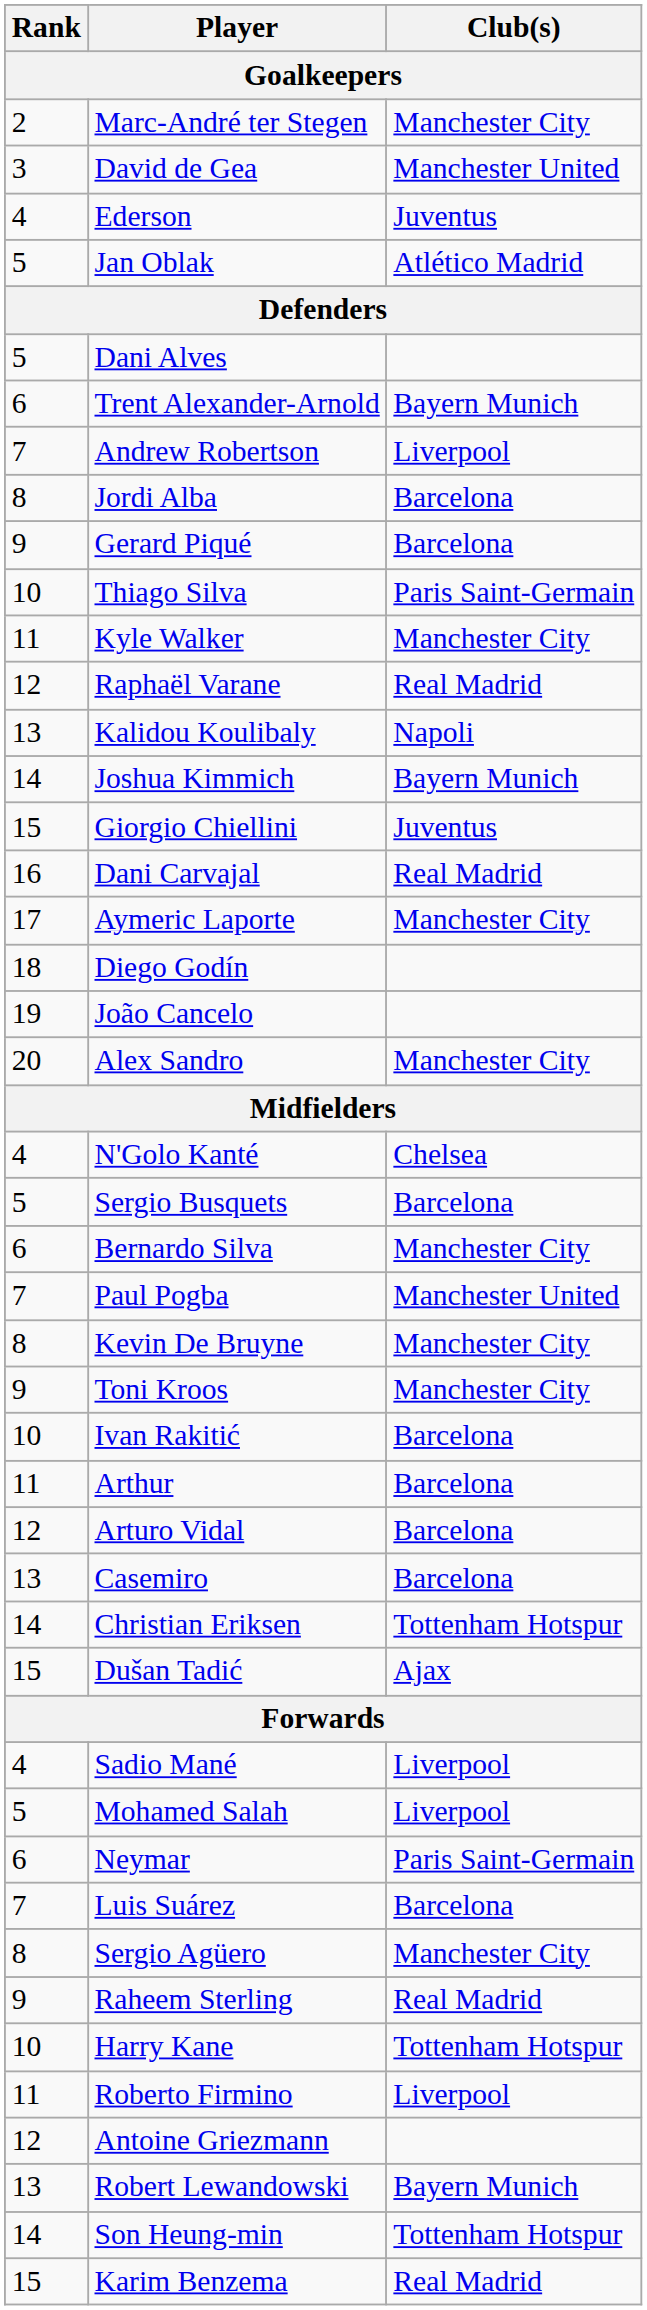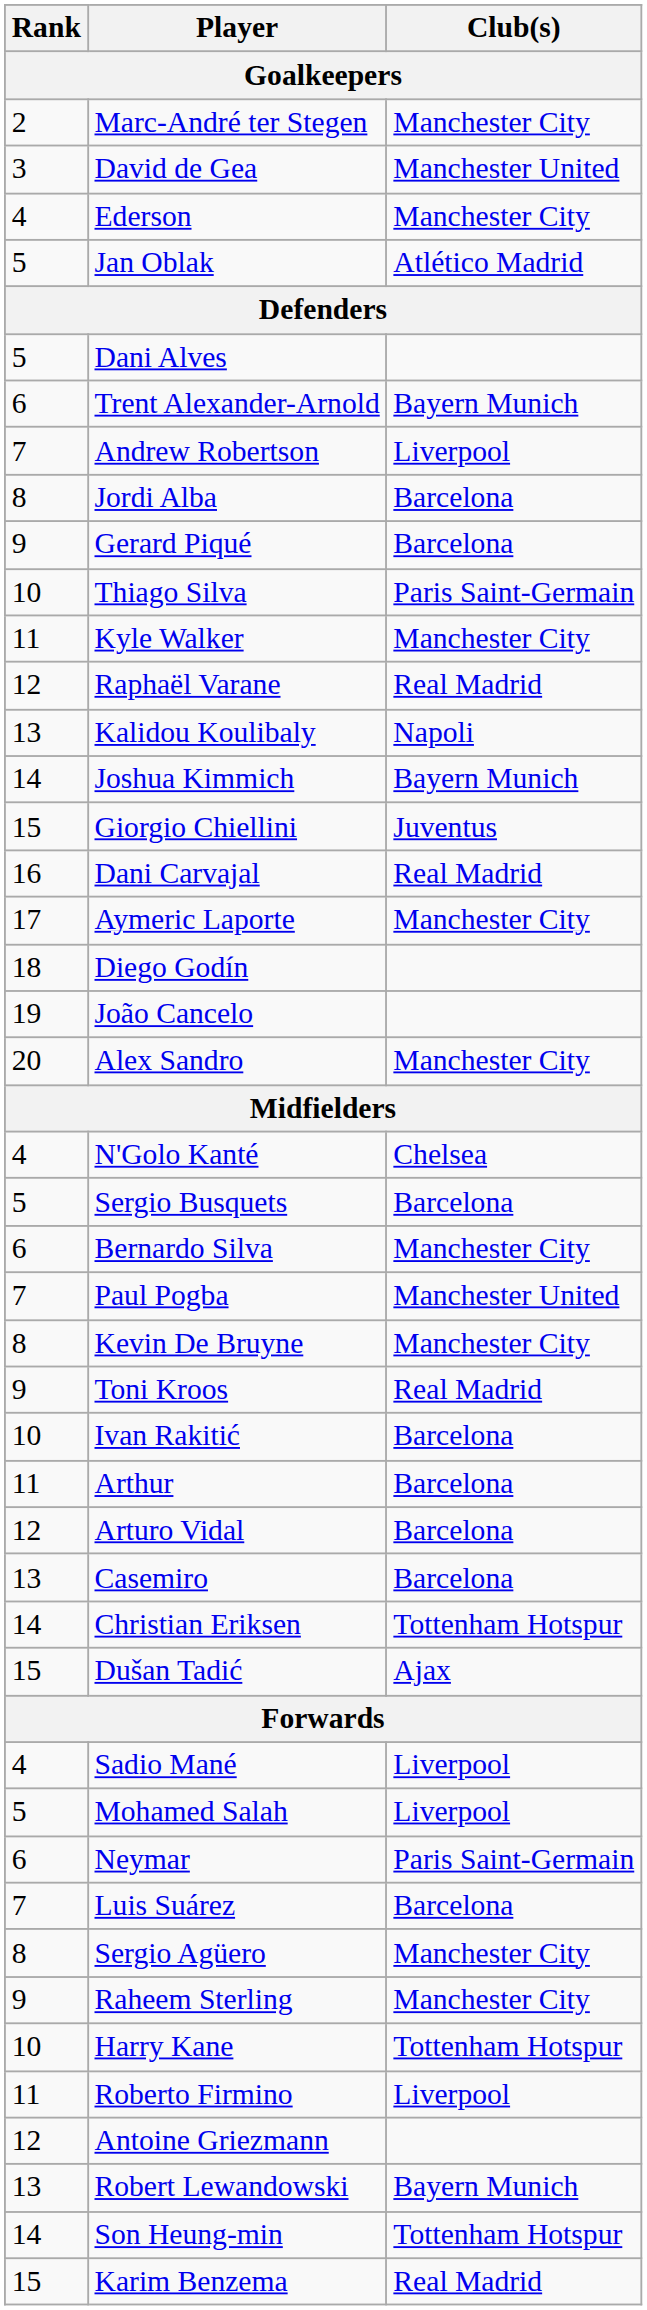(445, 215) Juventus -> (492, 215) Manchester City
(492, 1389) Manchester City -> (468, 1389) Real Madrid
(468, 1999) Real Madrid -> (492, 1999) Manchester City
